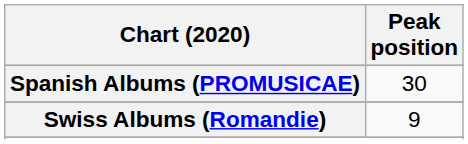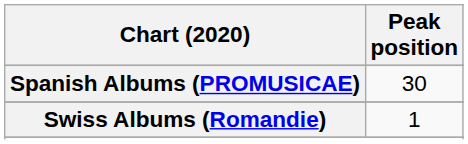(414, 119) 9 -> (414, 119) 1
